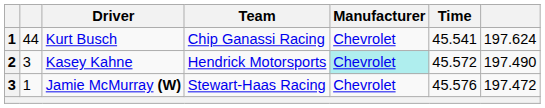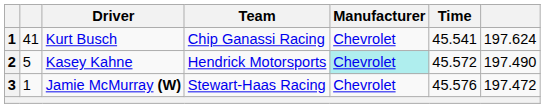(31, 39) 44 -> (31, 39) 41
(27, 62) 3 -> (27, 62) 5
